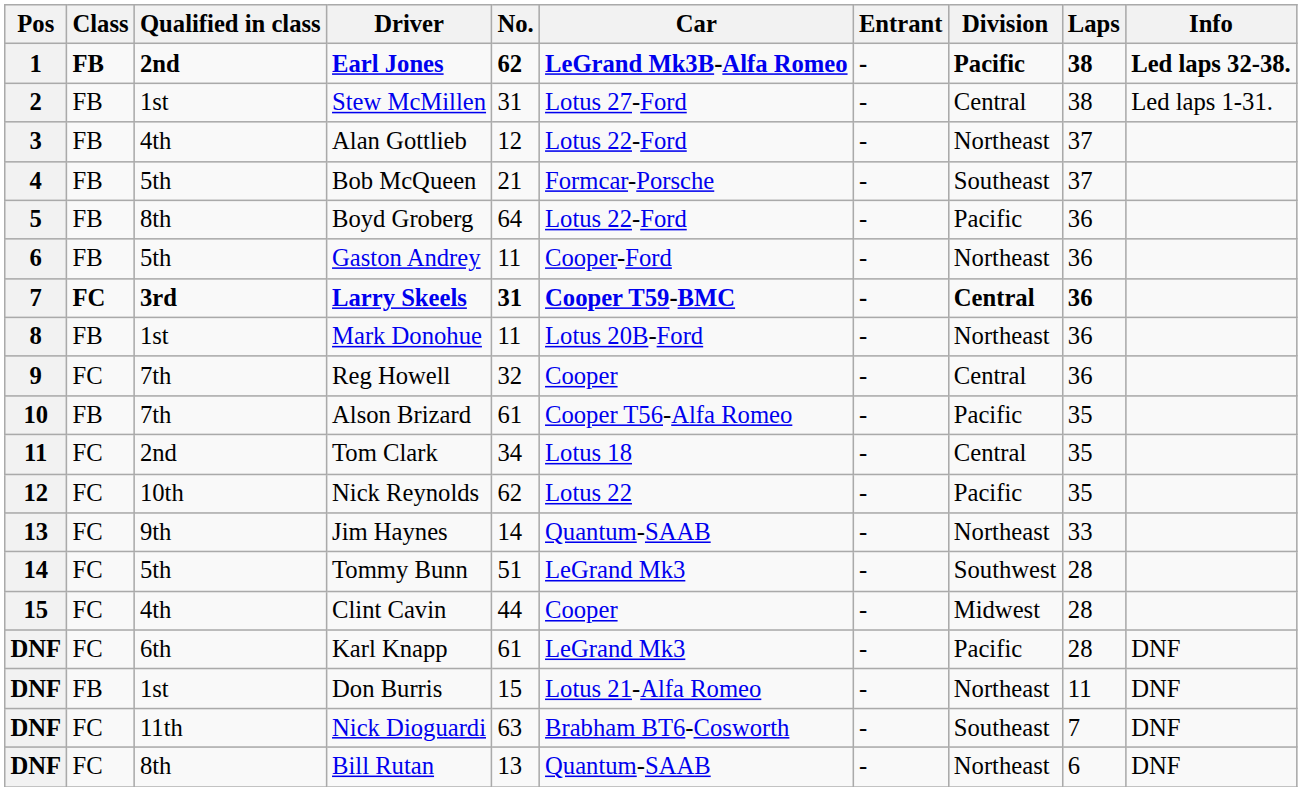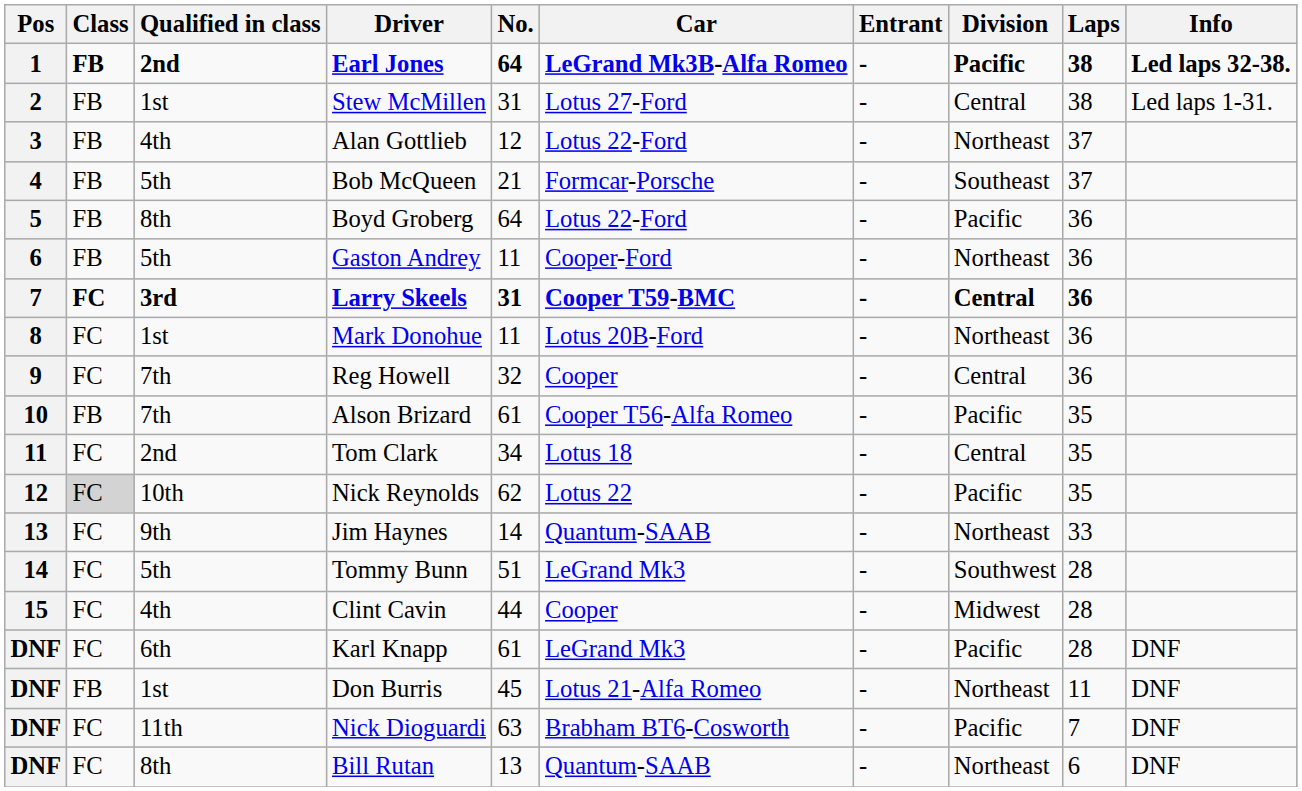(510, 63) 62 -> (510, 63) 64
(88, 336) FB -> (88, 336) FC
(88, 492) no background -> (88, 492) lightgrey background
(510, 688) 15 -> (510, 688) 45
(1002, 727) Southeast -> (988, 727) Pacific
